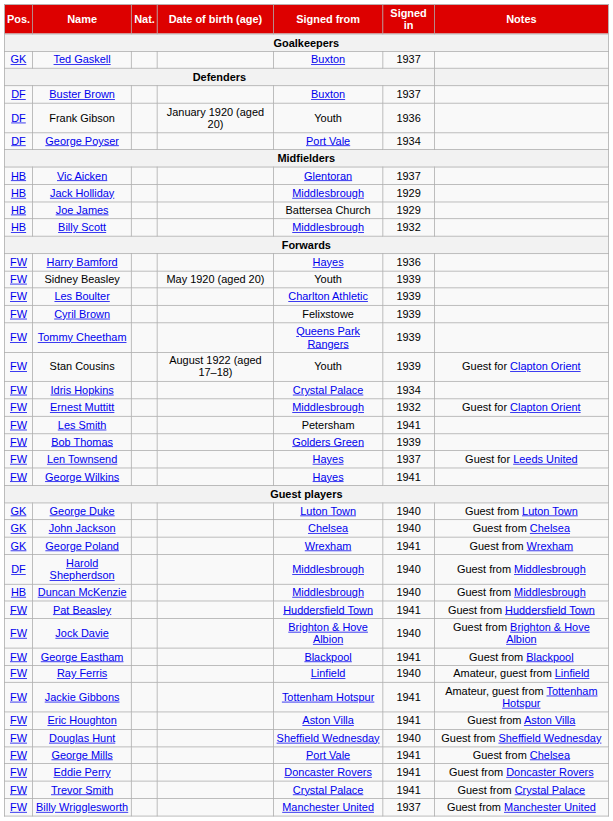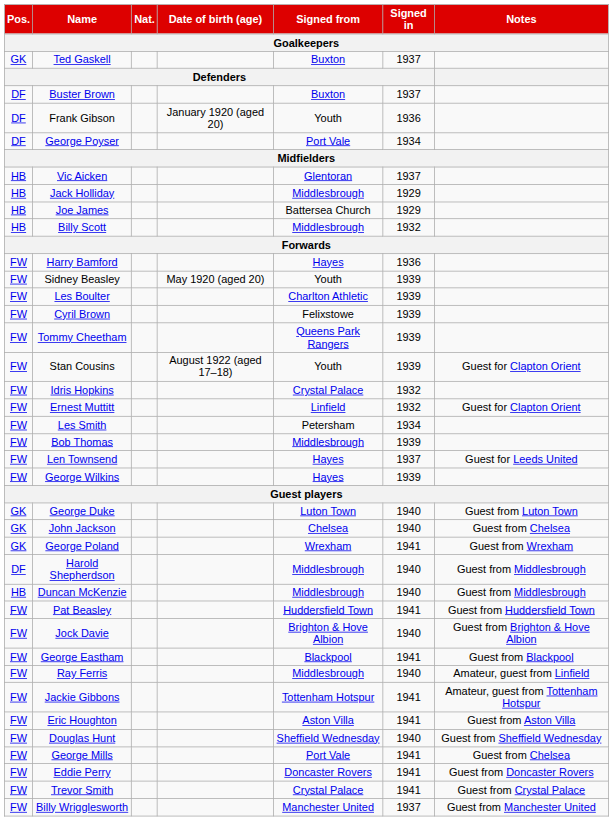(409, 391) 1934 -> (409, 391) 1932
(328, 408) Middlesbrough -> (328, 408) Linfield
(409, 425) 1941 -> (409, 425) 1934
(328, 442) Golders Green -> (328, 442) Middlesbrough
(409, 477) 1941 -> (409, 477) 1939
(328, 674) Linfield -> (328, 674) Middlesbrough
